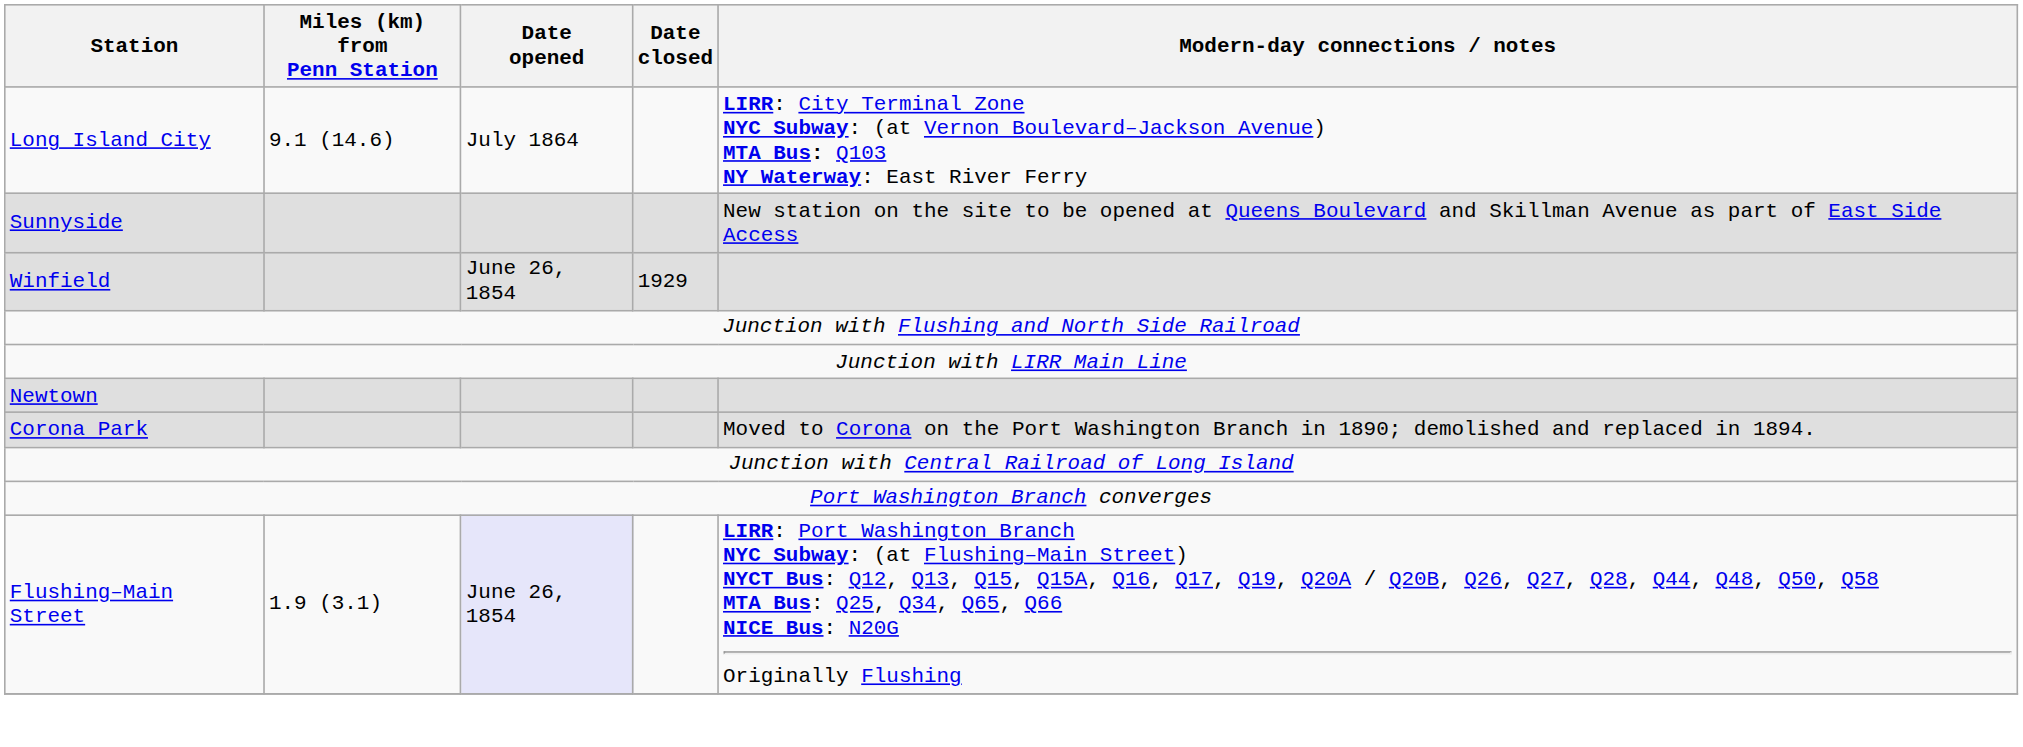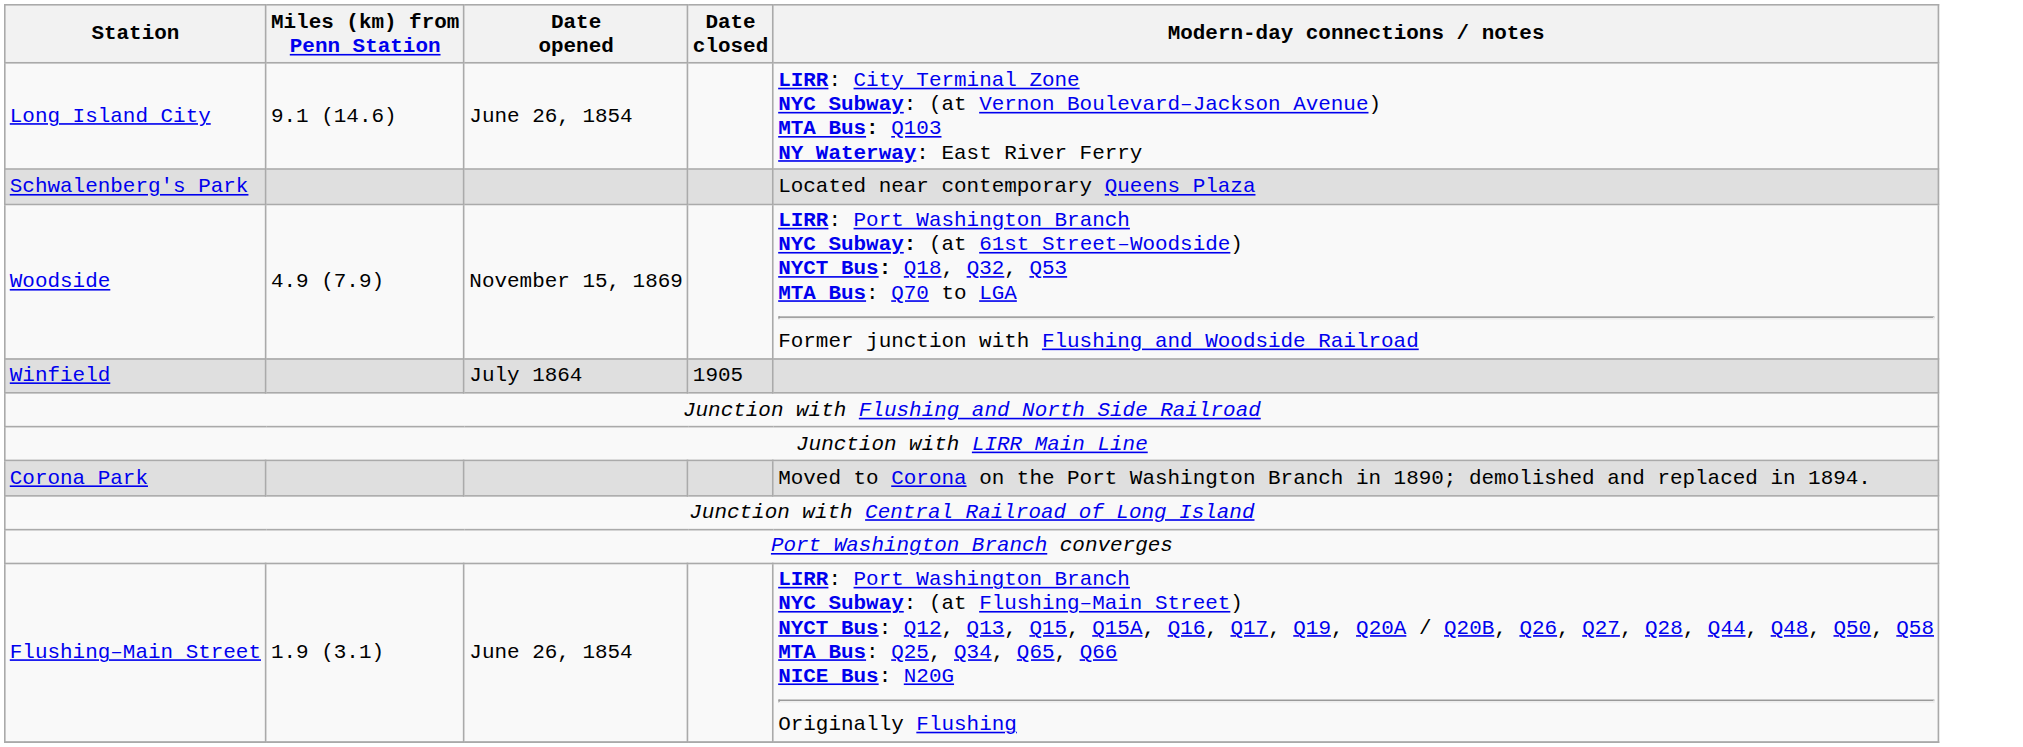(522, 140) July 1864 -> (551, 116) June 26, 1854
+ row: (129, 187)
- row: (66, 223)
+ row: (60, 281)
(516, 281) June 26, 1854 -> (526, 376) July 1864
(663, 281) 1929 -> (718, 376) 1905
- row: (54, 396)
(516, 604) lavender background -> (551, 653) no background
